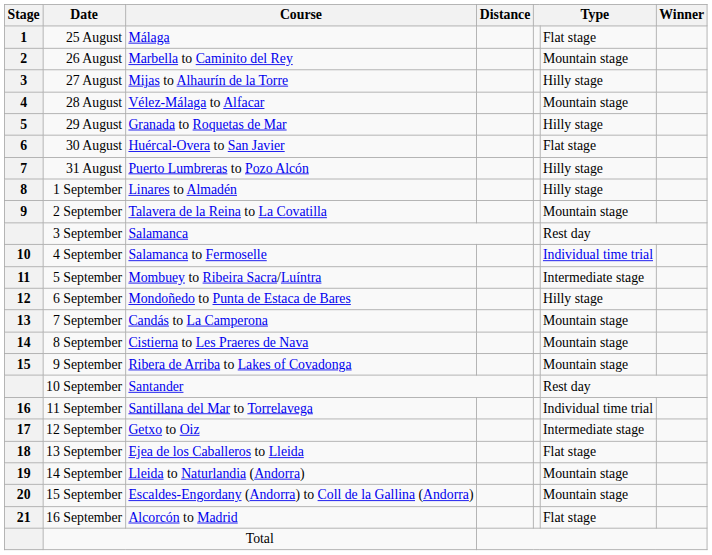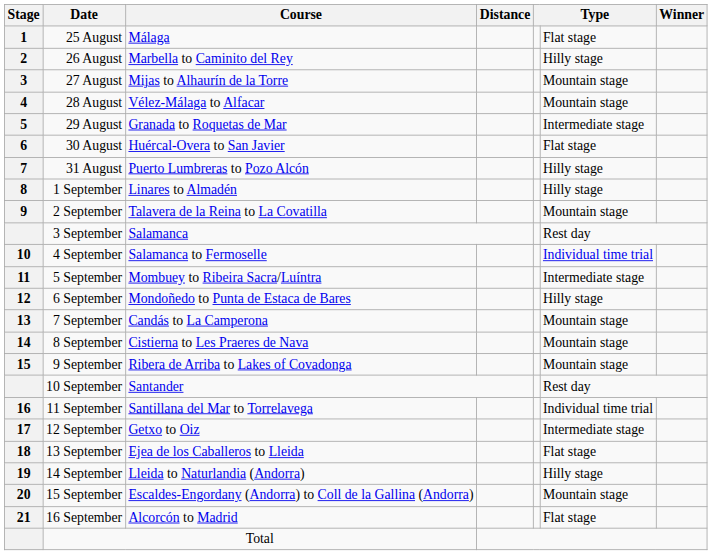(586, 59) Mountain stage -> (573, 59) Hilly stage
(573, 80) Hilly stage -> (586, 80) Mountain stage
(573, 124) Hilly stage -> (594, 124) Intermediate stage
(586, 473) Mountain stage -> (573, 473) Hilly stage
